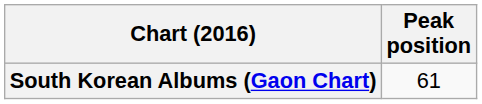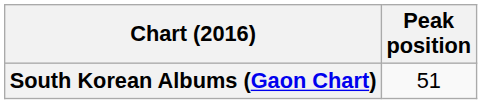(429, 80) 61 -> (429, 80) 51
